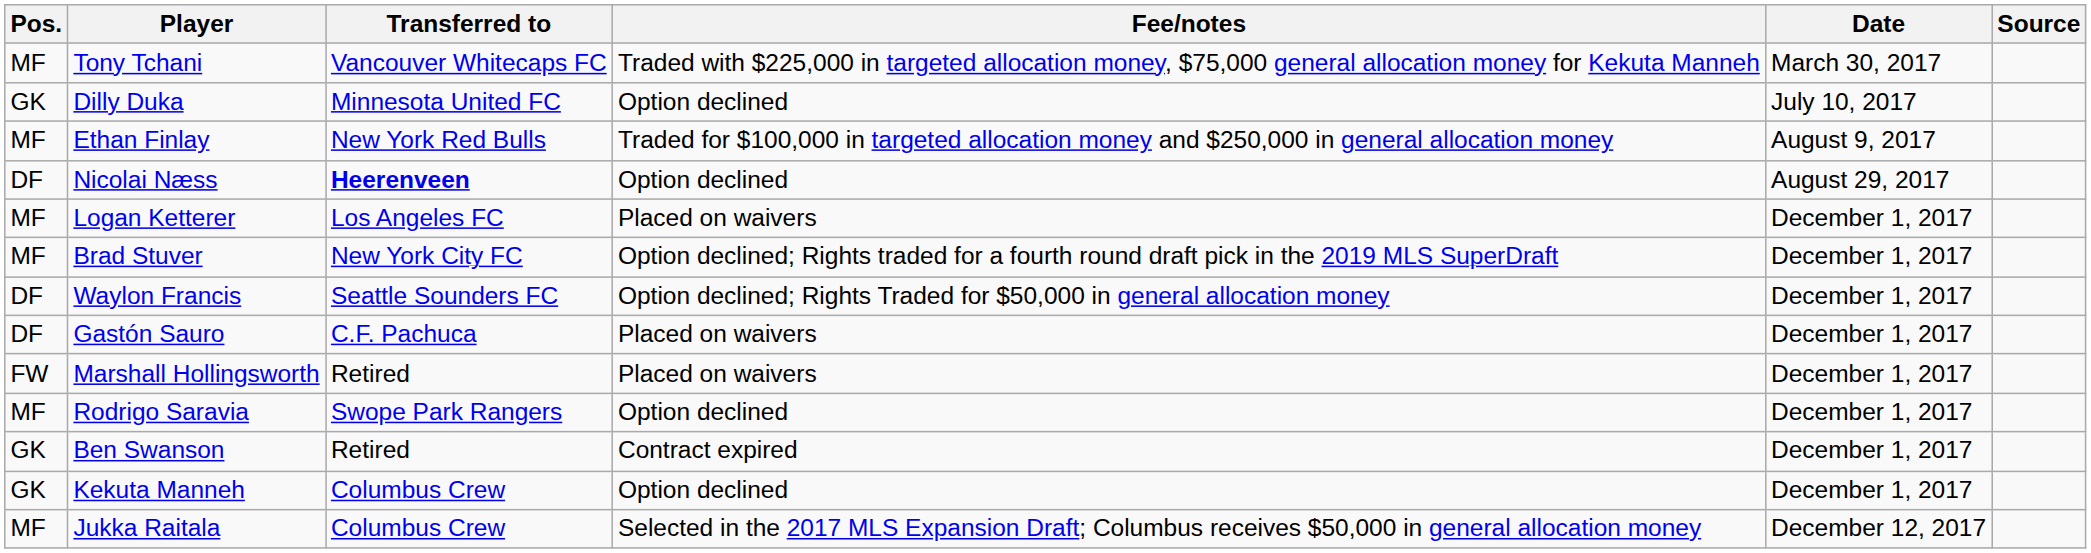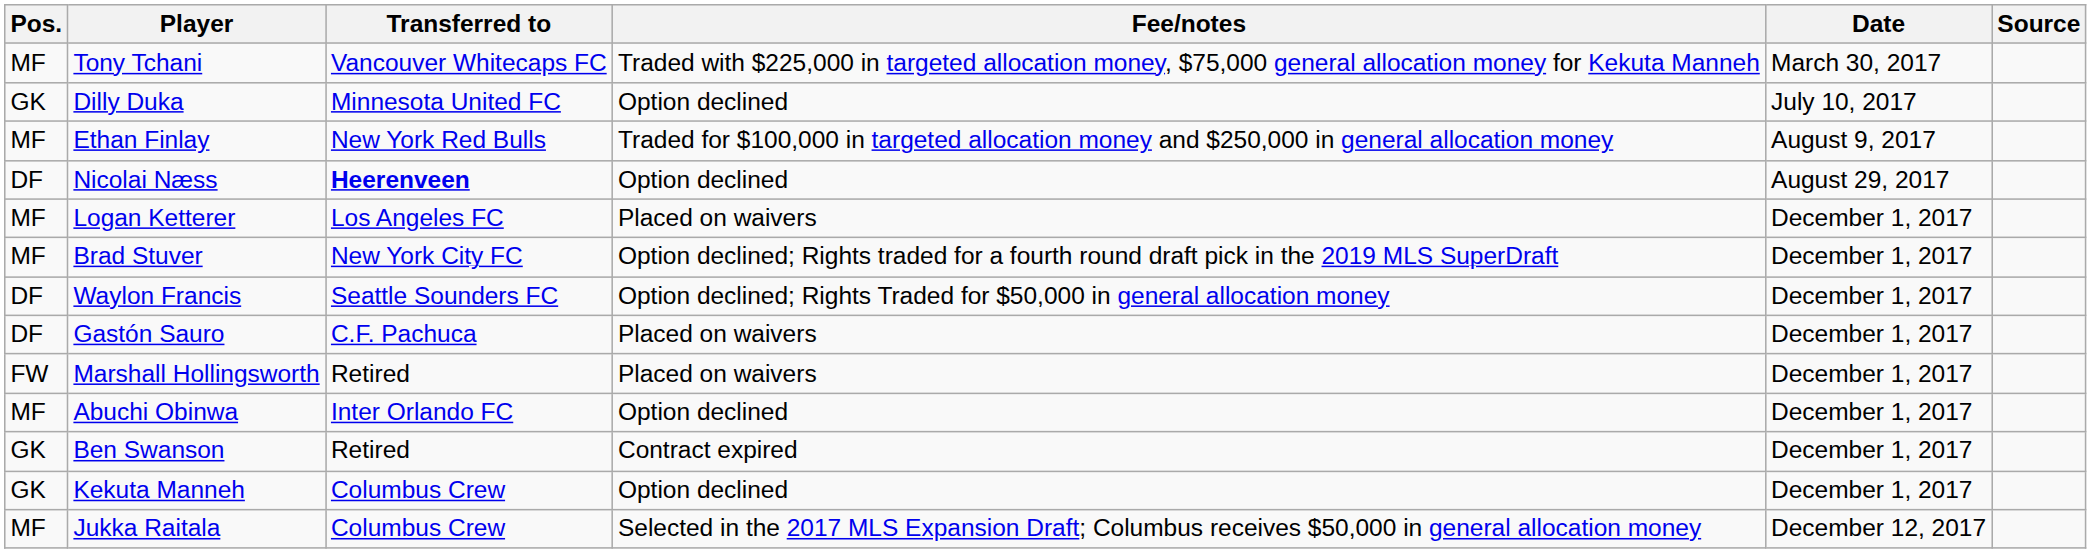+ row: (156, 412)
- row: (161, 412)
